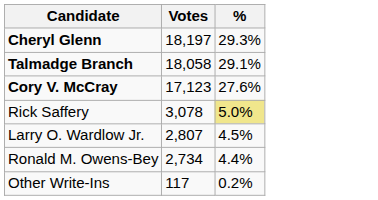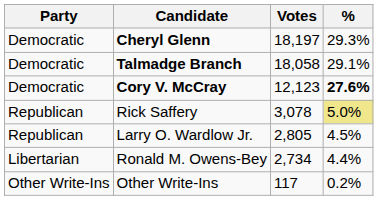+ column: (59, 16)
(188, 87) 17,123 -> (297, 87) 12,123
(240, 87) normal -> (348, 87) bold
(184, 135) 2,807 -> (293, 135) 2,805
